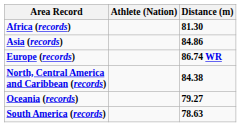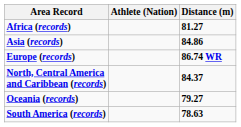(192, 27) 81.30 -> (192, 27) 81.27
(192, 78) 84.38 -> (192, 78) 84.37
